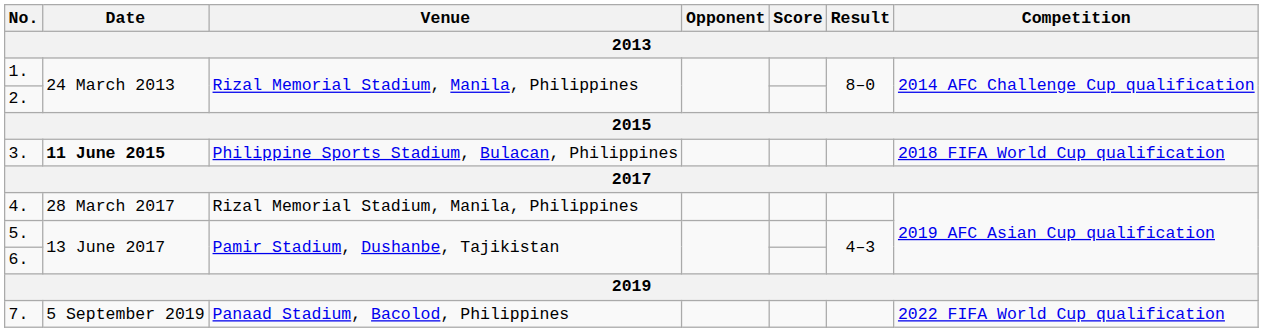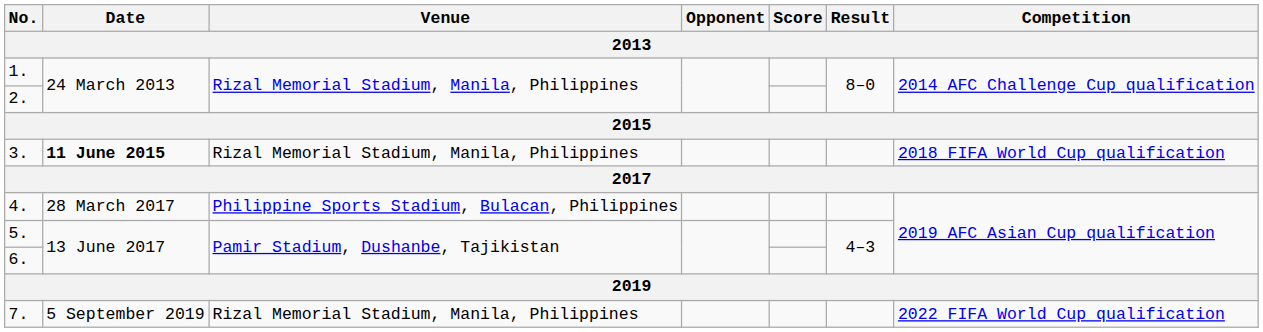(445, 153) Philippine Sports Stadium, Bulacan, Philippines -> (426, 153) Rizal Memorial Stadium, Manila, Philippines
(426, 206) Rizal Memorial Stadium, Manila, Philippines -> (445, 206) Philippine Sports Stadium, Bulacan, Philippines
(391, 314) Panaad Stadium, Bacolod, Philippines -> (426, 314) Rizal Memorial Stadium, Manila, Philippines
